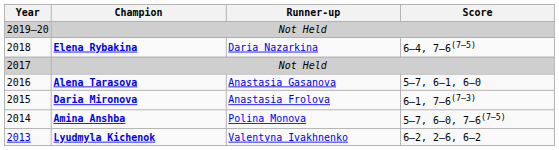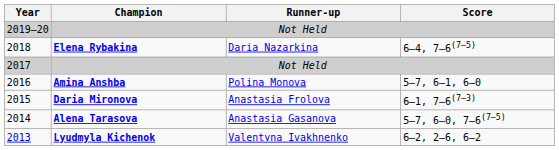(95, 82) Alena Tarasova -> (89, 82) Amina Anshba
(282, 82) Anastasia Gasanova -> (267, 82) Polina Monova
(89, 119) Amina Anshba -> (95, 119) Alena Tarasova
(267, 119) Polina Monova -> (282, 119) Anastasia Gasanova
